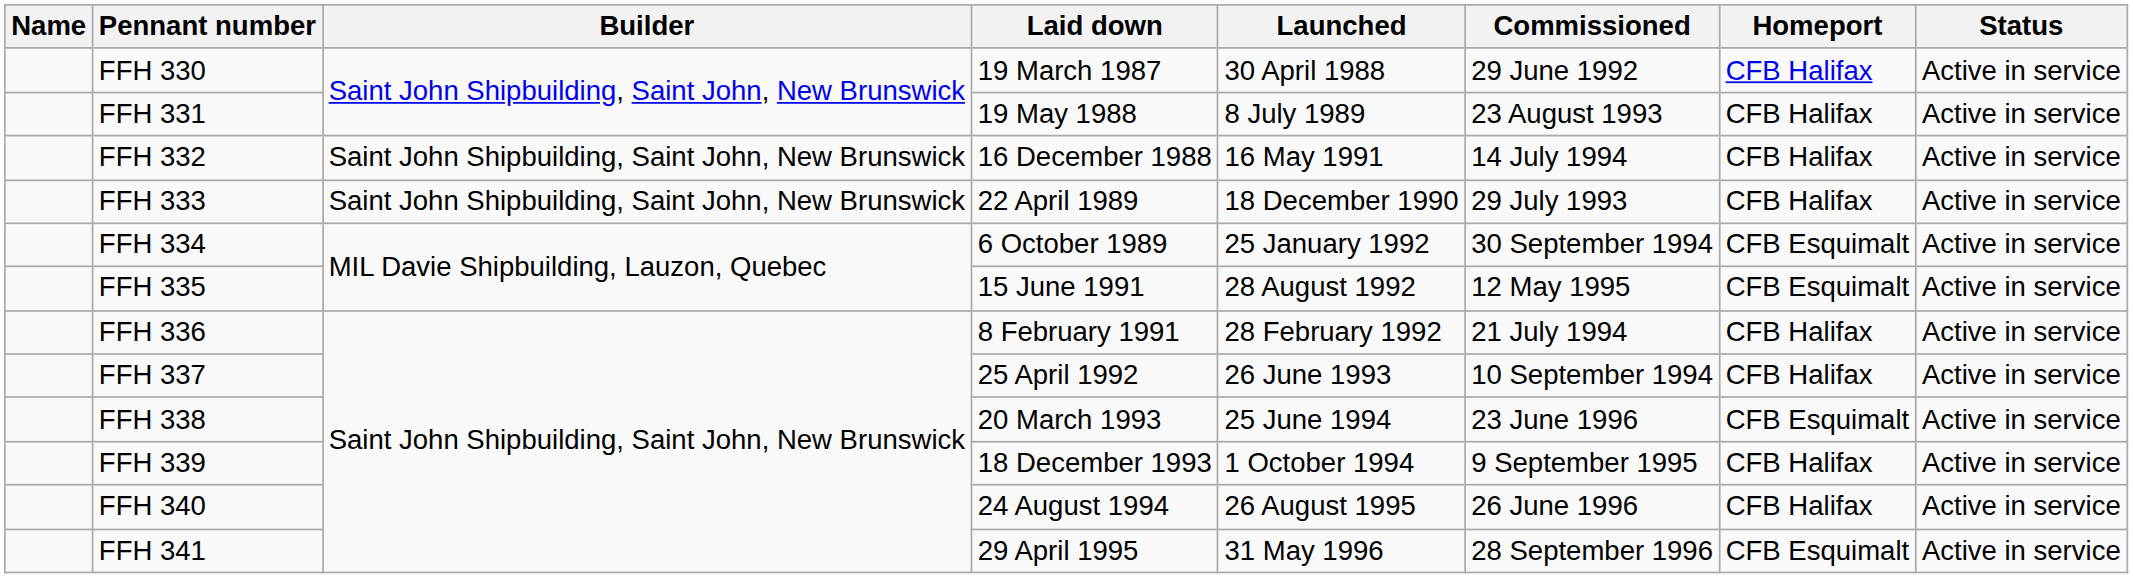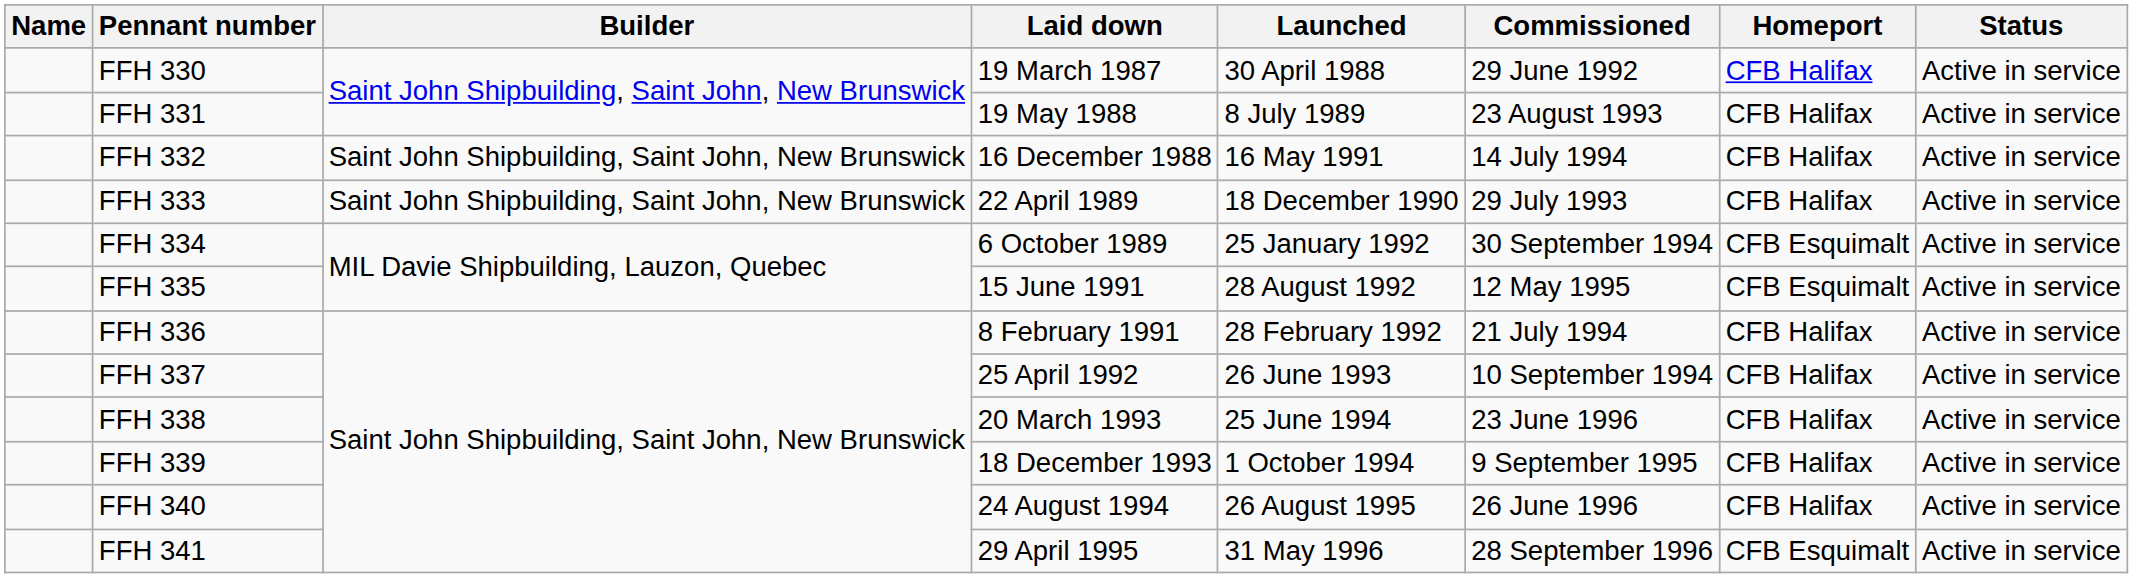(1817, 419) CFB Esquimalt -> (1799, 419) CFB Halifax
